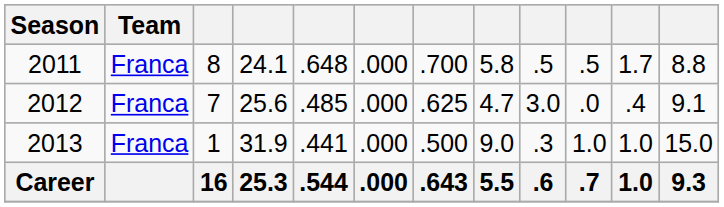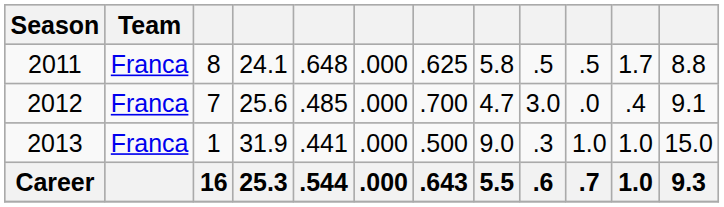(444, 64) .700 -> (444, 64) .625
(444, 104) .625 -> (444, 104) .700
